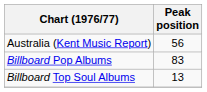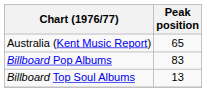(178, 43) 56 -> (178, 43) 65
